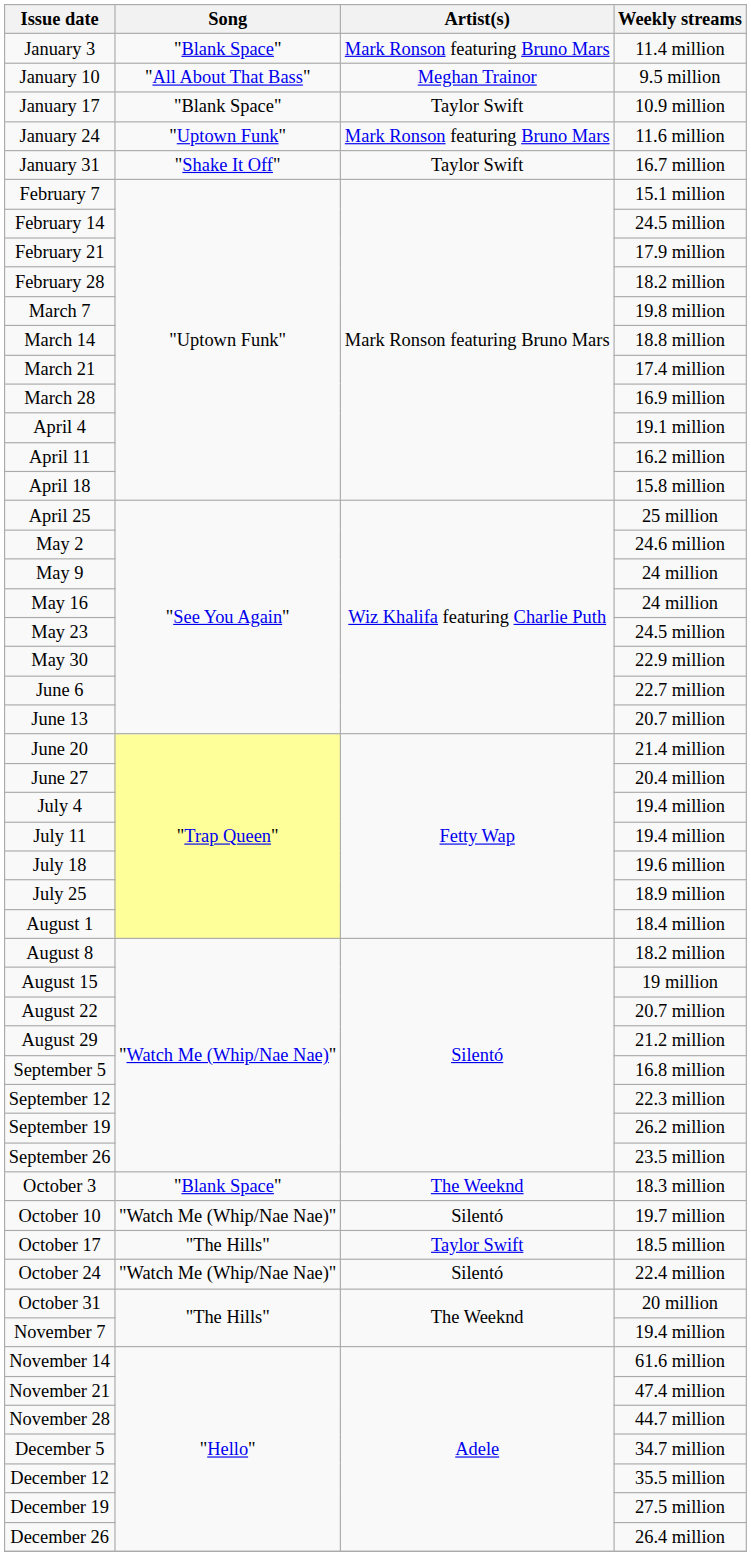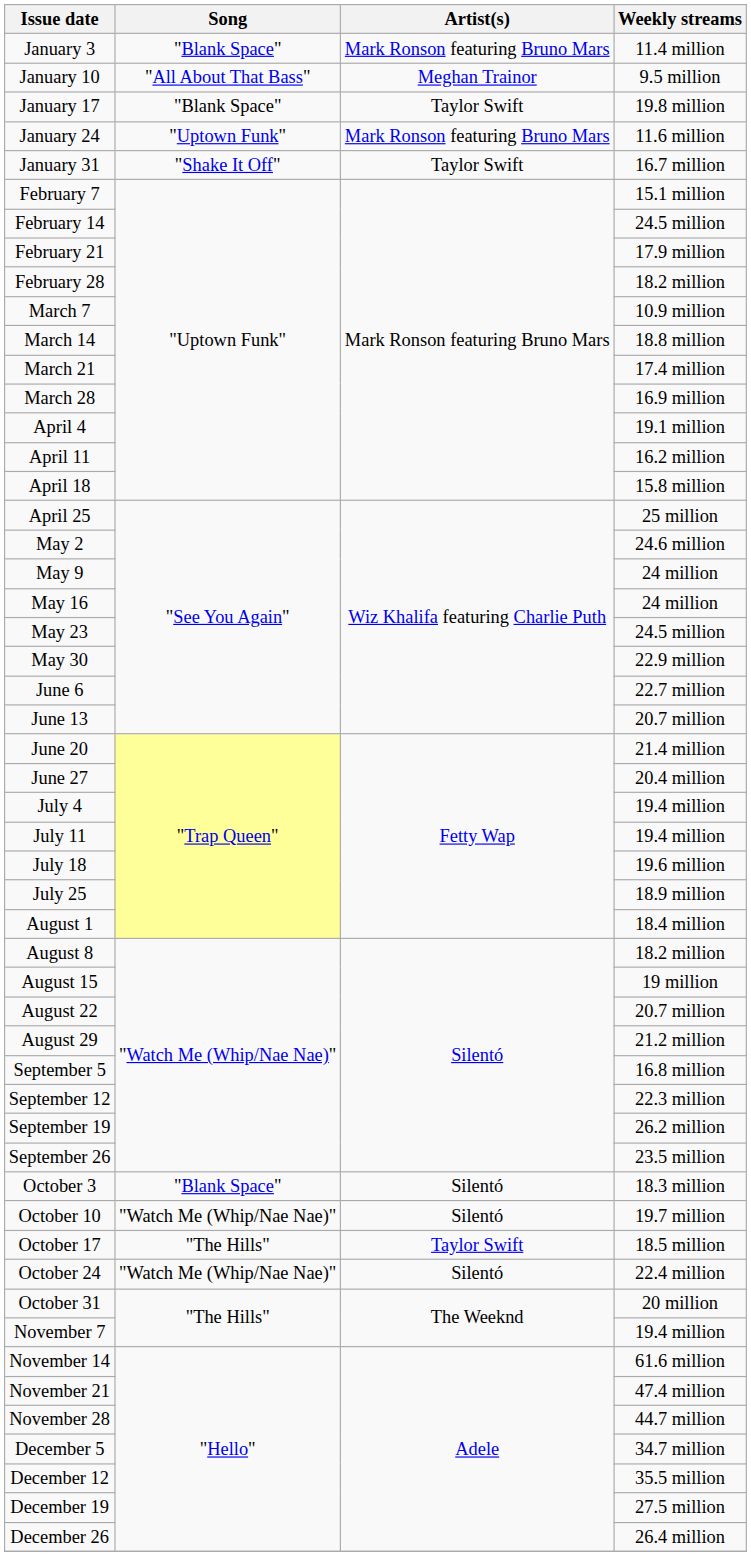(680, 106) 10.9 million -> (680, 106) 19.8 million
(680, 310) 19.8 million -> (680, 310) 10.9 million
(477, 1186) The Weeknd -> (477, 1186) Silentó
